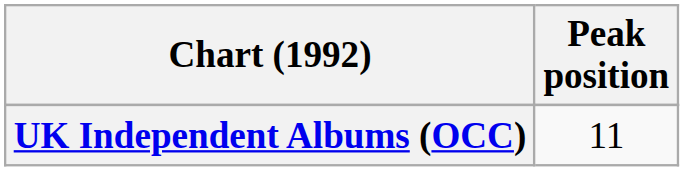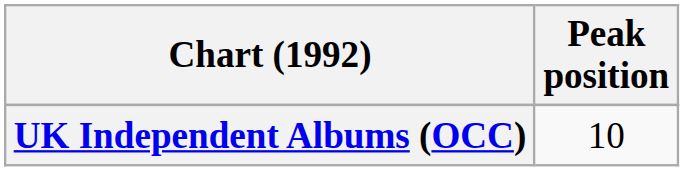(606, 134) 11 -> (606, 134) 10
